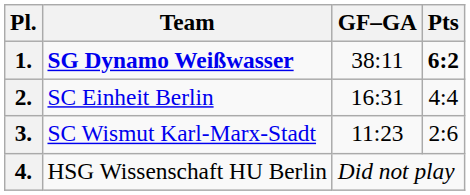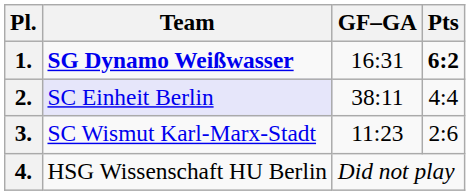(377, 60) 38:11 -> (377, 60) 16:31
(131, 97) no background -> (131, 97) lavender background
(377, 97) 16:31 -> (377, 97) 38:11
